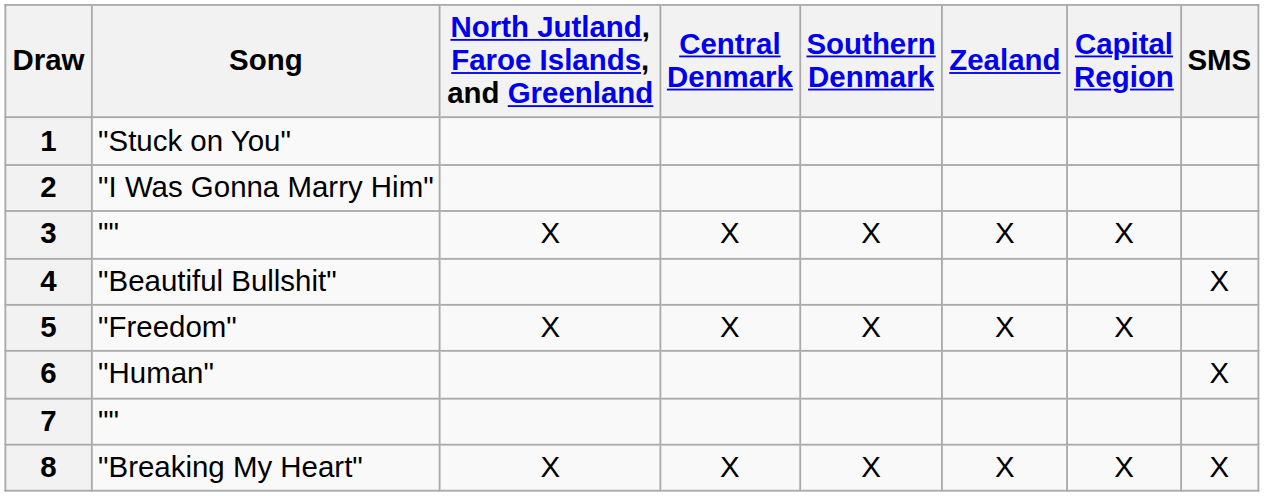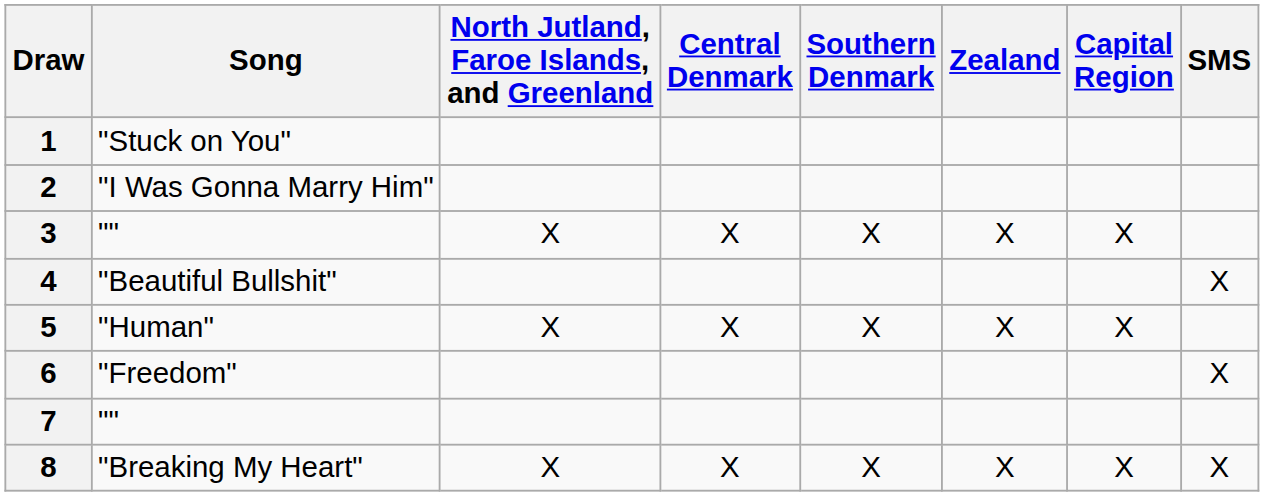(167, 327) "Freedom" -> (156, 327) "Human"
(156, 374) "Human" -> (167, 374) "Freedom"
